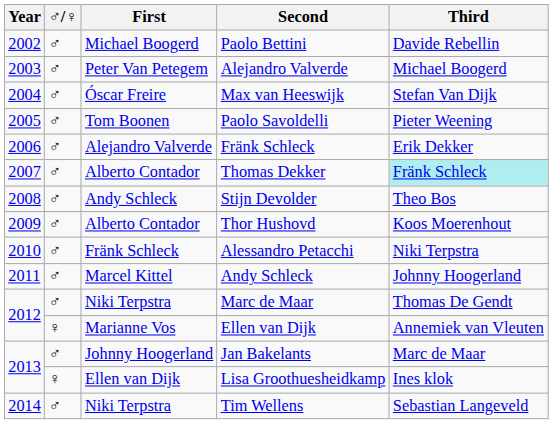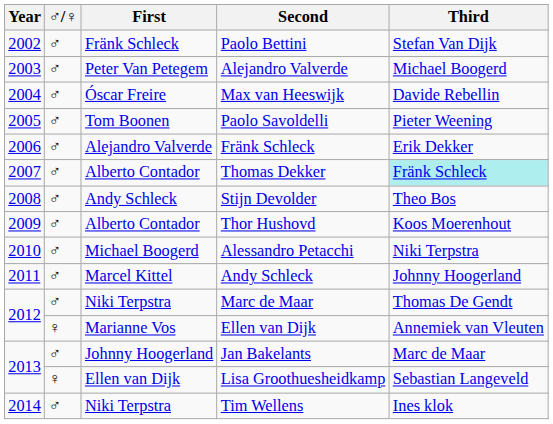(142, 43) Michael Boogerd -> (132, 43) Fränk Schleck
(446, 43) Davide Rebellin -> (445, 43) Stefan Van Dijk
(445, 95) Stefan Van Dijk -> (446, 95) Davide Rebellin
(132, 250) Fränk Schleck -> (142, 250) Michael Boogerd
(423, 379) Ines klok -> (461, 379) Sebastian Langeveld
(461, 405) Sebastian Langeveld -> (423, 405) Ines klok
